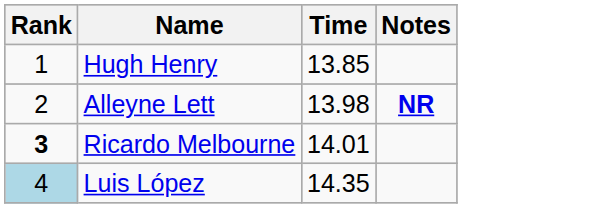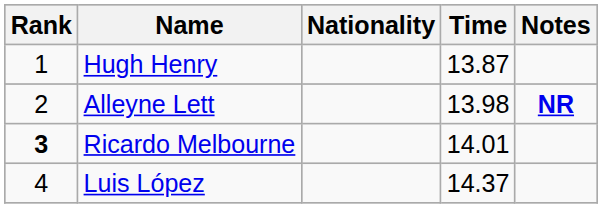+ column: (371, 25)
(338, 65) 13.85 -> (478, 65) 13.87
(41, 184) lightblue background -> (41, 184) no background
(338, 184) 14.35 -> (478, 184) 14.37
